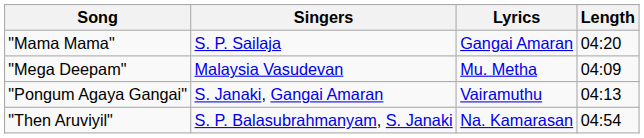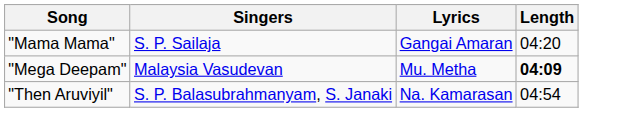(601, 69) normal -> (541, 69) bold
- row: (98, 95)
